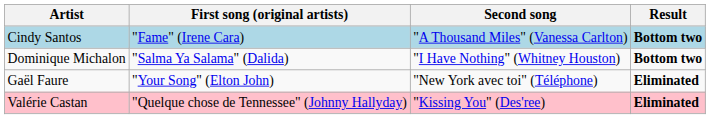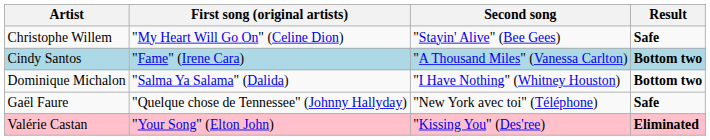+ row: (60, 37)
(203, 80) "Your Song" (Elton John) -> (269, 102) "Quelque chose de Tennessee" (Johnny Hallyday)
(666, 80) Eliminated -> (646, 102) Safe
(269, 102) "Quelque chose de Tennessee" (Johnny Hallyday) -> (203, 124) "Your Song" (Elton John)
